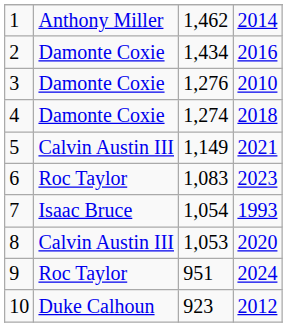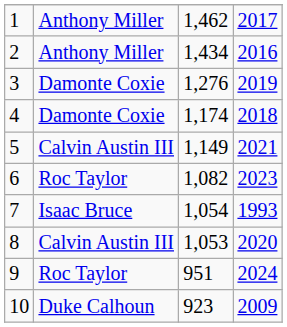(257, 20) 2014 -> (257, 20) 2017
(102, 52) Damonte Coxie -> (101, 52) Anthony Miller
(257, 83) 2010 -> (257, 83) 2019
(206, 115) 1,274 -> (206, 115) 1,174
(206, 178) 1,083 -> (206, 178) 1,082
(257, 305) 2012 -> (257, 305) 2009
